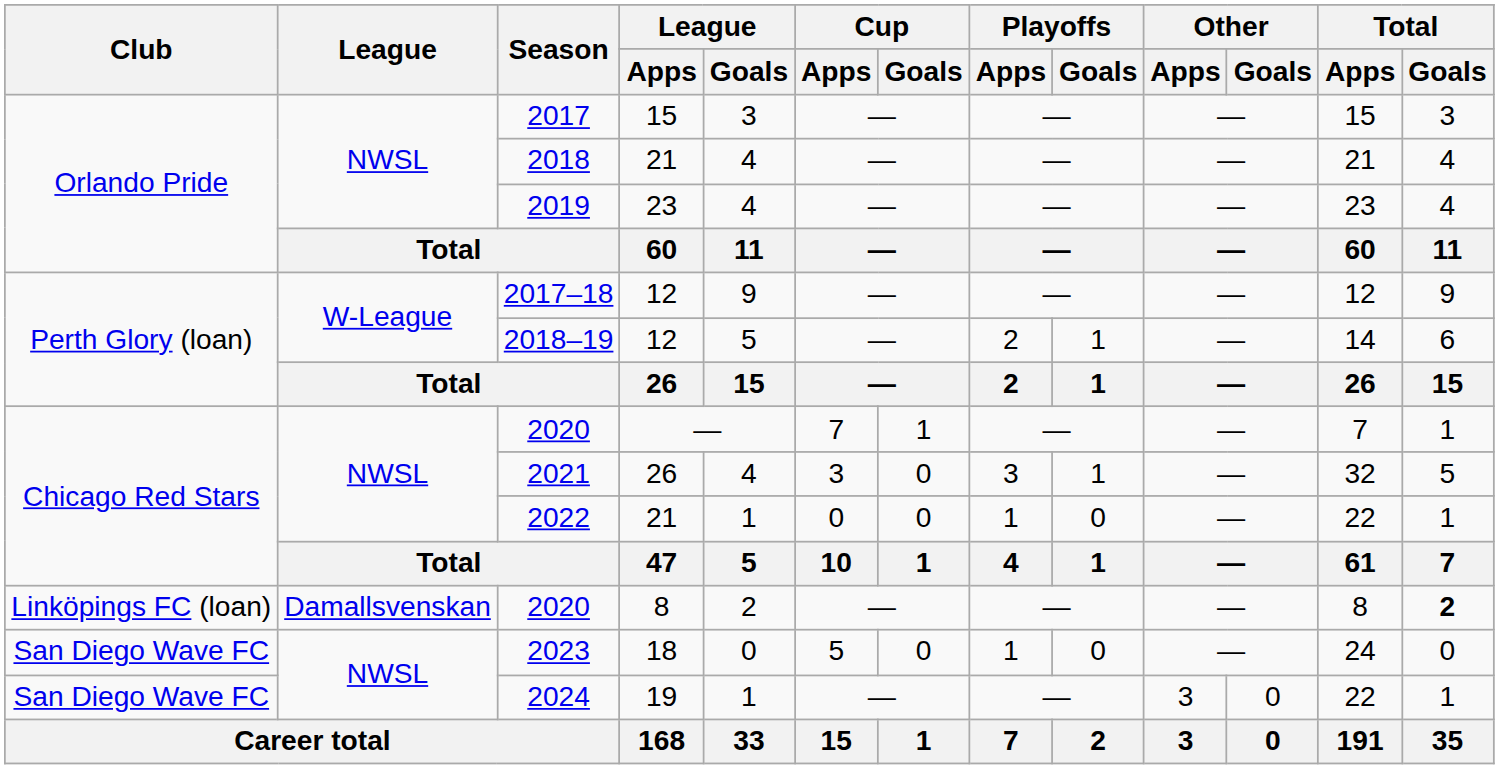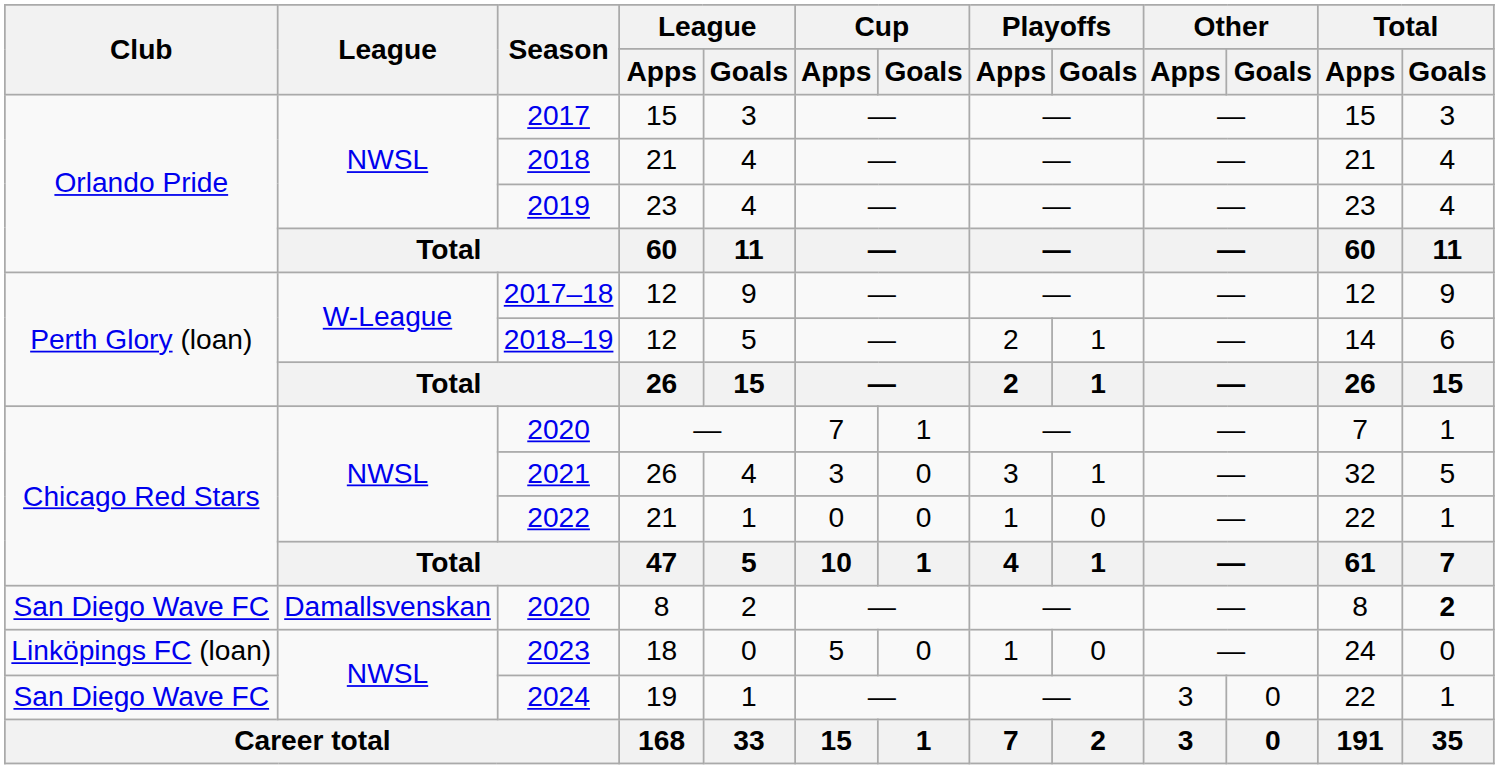(141, 607) Linköpings FC (loan) -> (141, 607) San Diego Wave FC
(141, 652) San Diego Wave FC -> (141, 652) Linköpings FC (loan)
